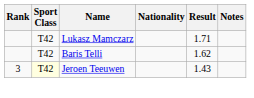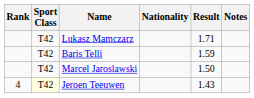(202, 54) 1.62 -> (206, 54) 1.59
+ row: (99, 69)
(18, 69) 3 -> (18, 85) 4
